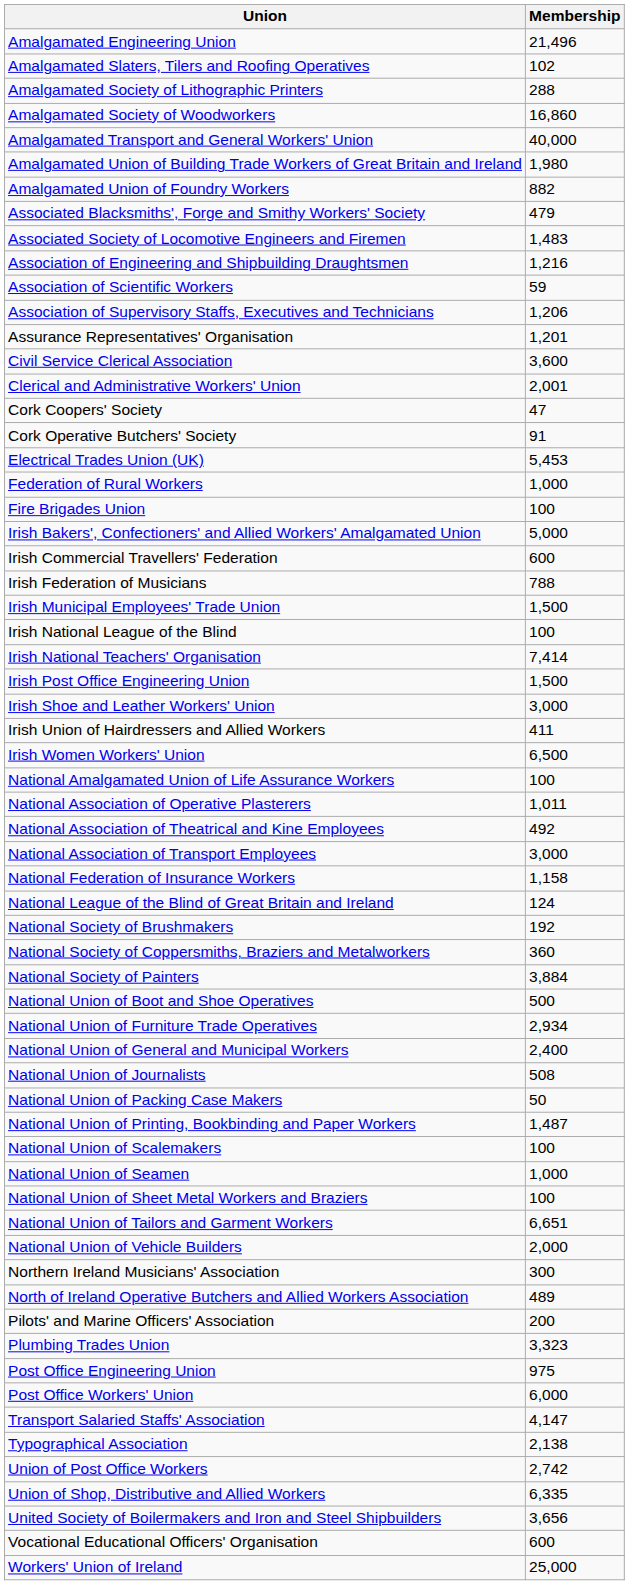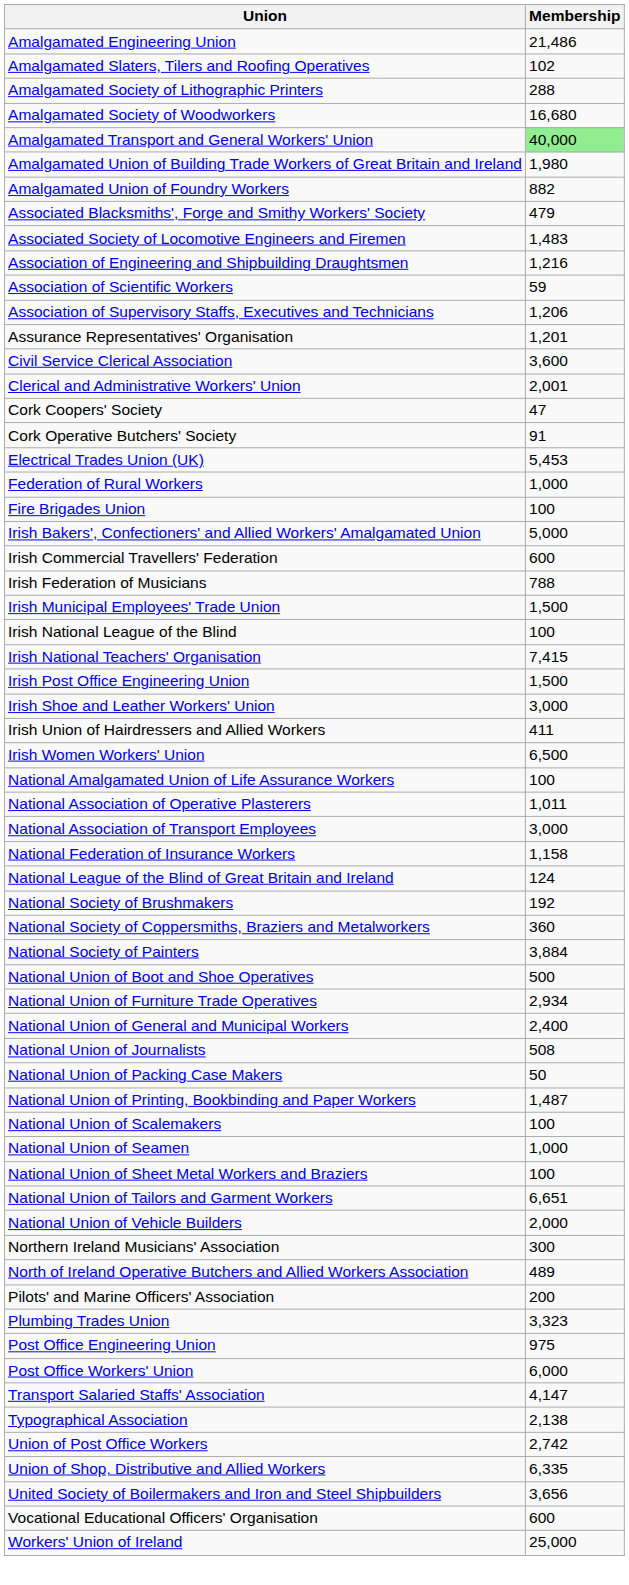(553, 41) 21,496 -> (553, 41) 21,486
(553, 115) 16,860 -> (553, 115) 16,680
(553, 139) no background -> (553, 139) lightgreen background
(549, 656) 7,414 -> (549, 656) 7,415
- row: (196, 829)
